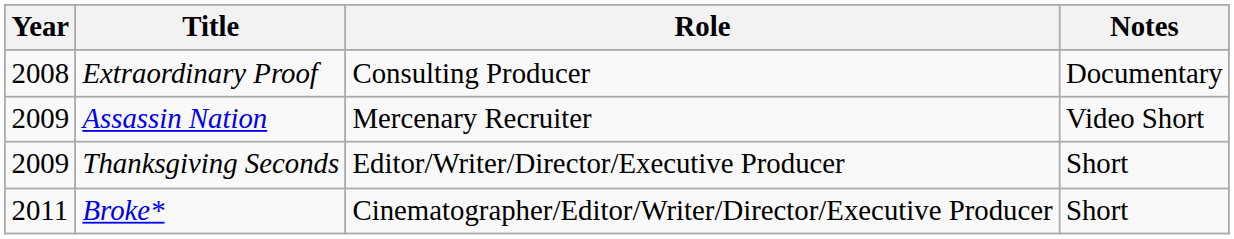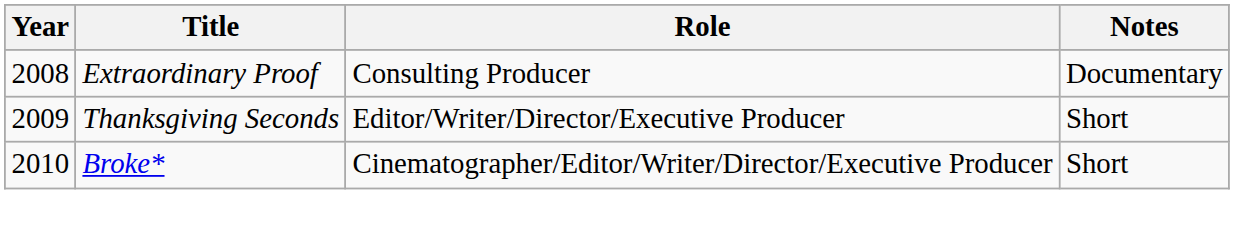- row: (175, 118)
(40, 210) 2011 -> (40, 164) 2010
